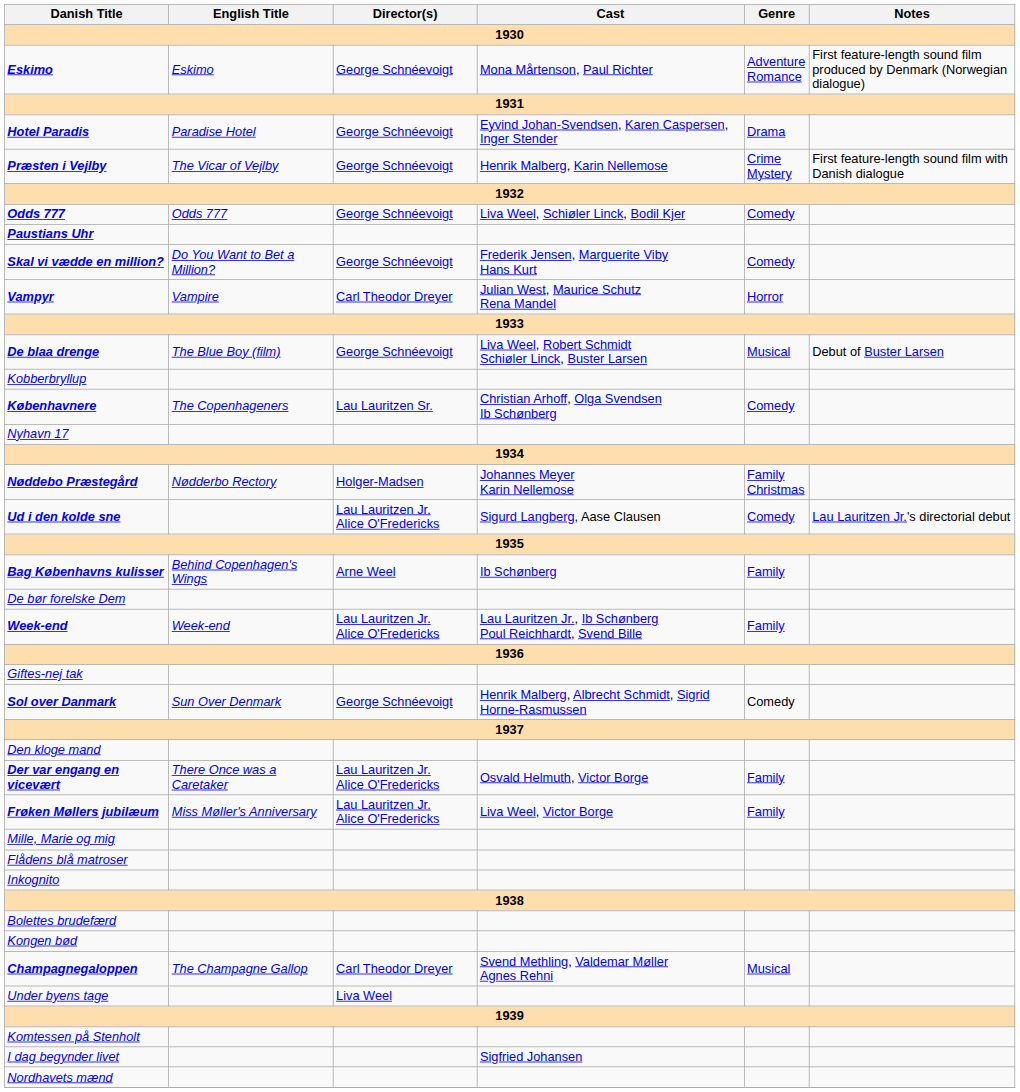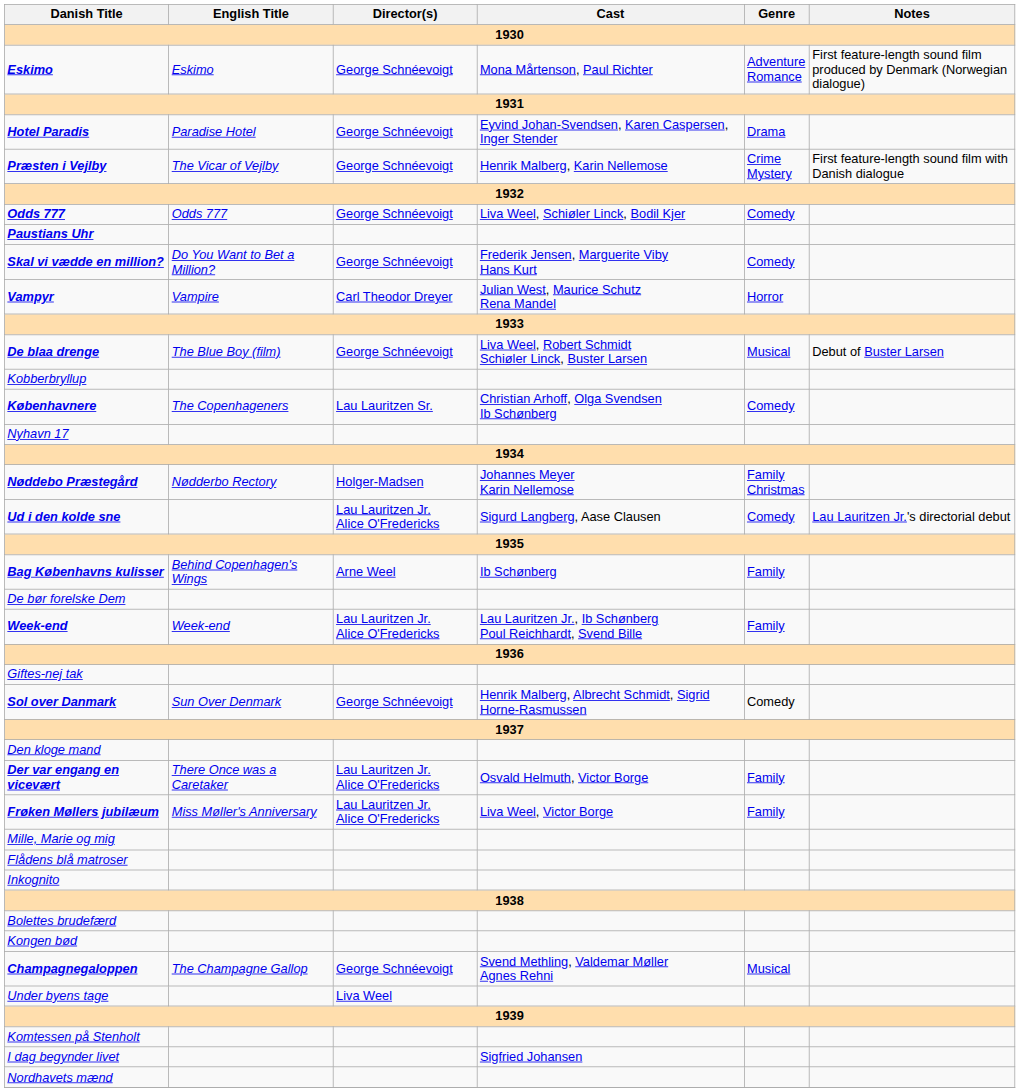(394, 968) Carl Theodor Dreyer -> (394, 968) George Schnéevoigt
